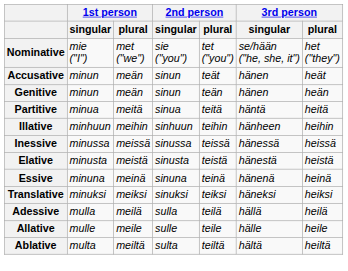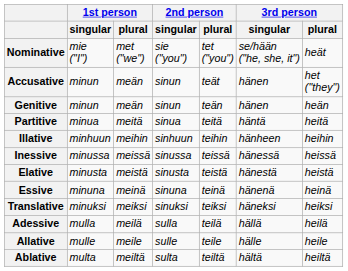(322, 53) het ("they") -> (315, 53) heät
(315, 76) heät -> (322, 82) het ("they")
